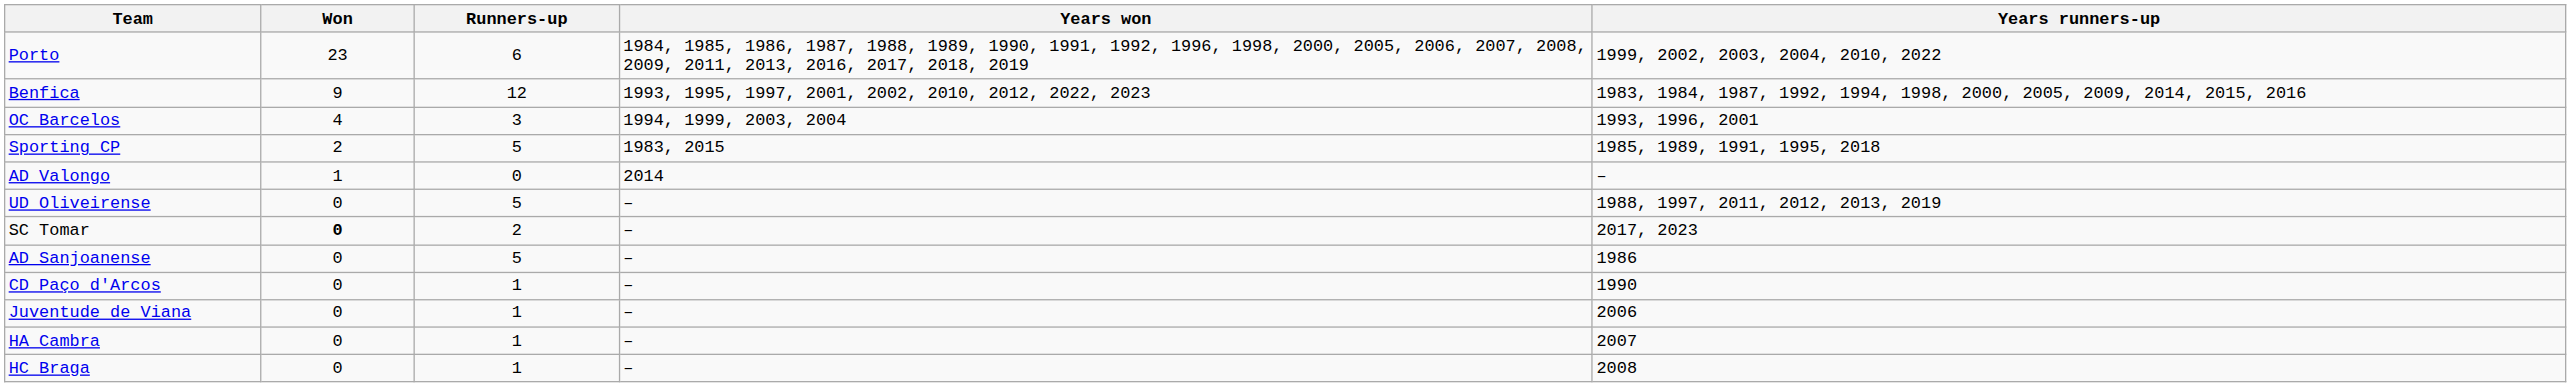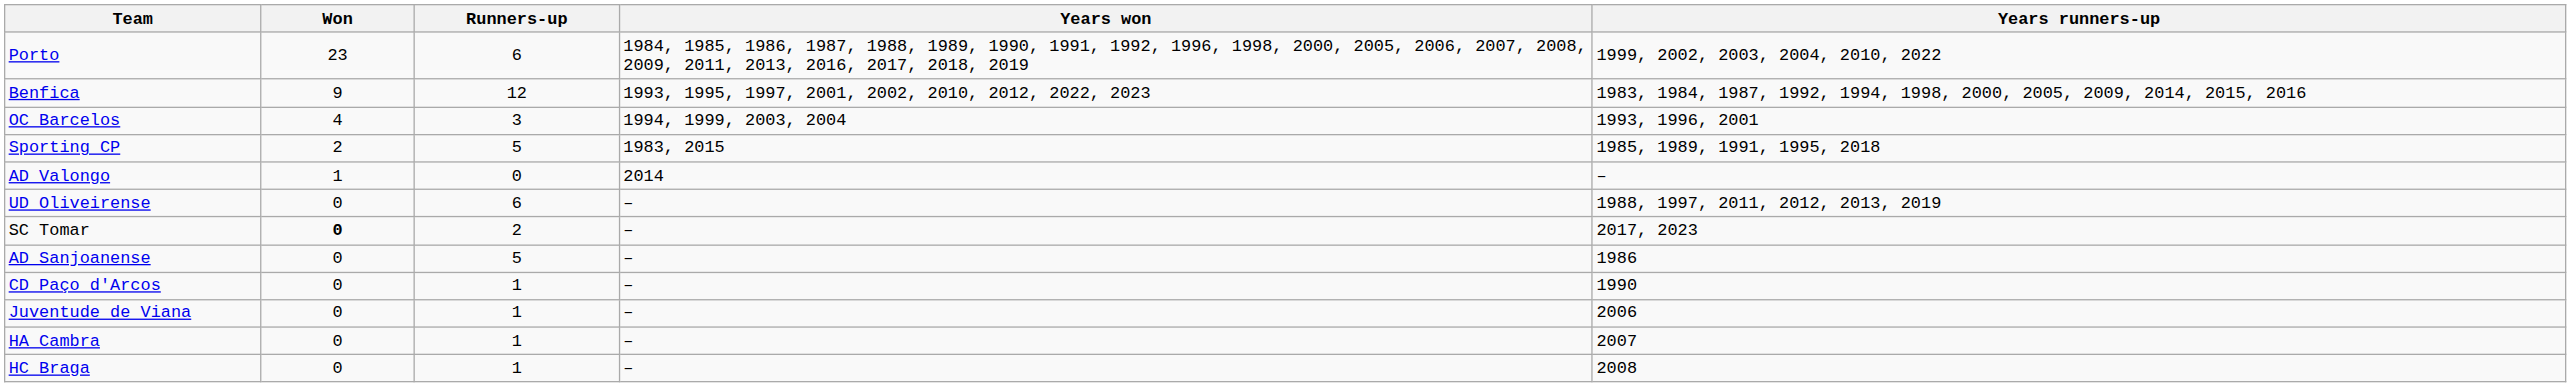(517, 203) 5 -> (517, 203) 6
